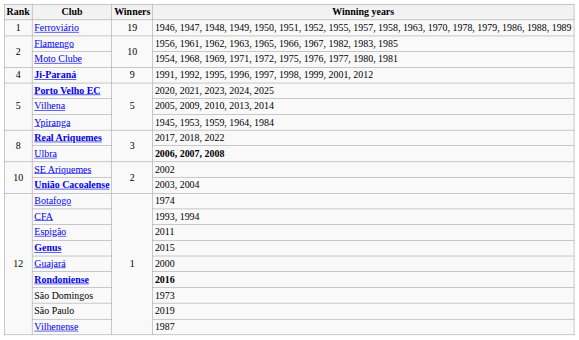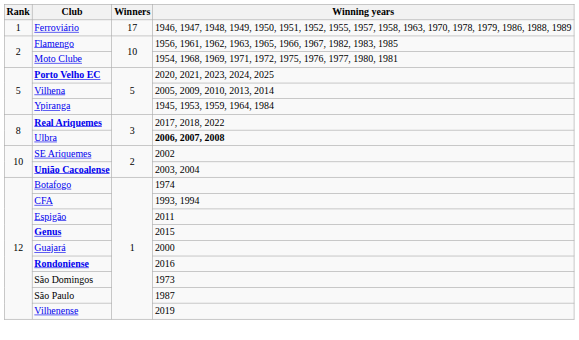(132, 28) 19 -> (132, 28) 17
- row: (55, 75)
(165, 279) bold -> (165, 264) normal
(165, 311) 2019 -> (165, 295) 1987
(165, 327) 1987 -> (165, 311) 2019
